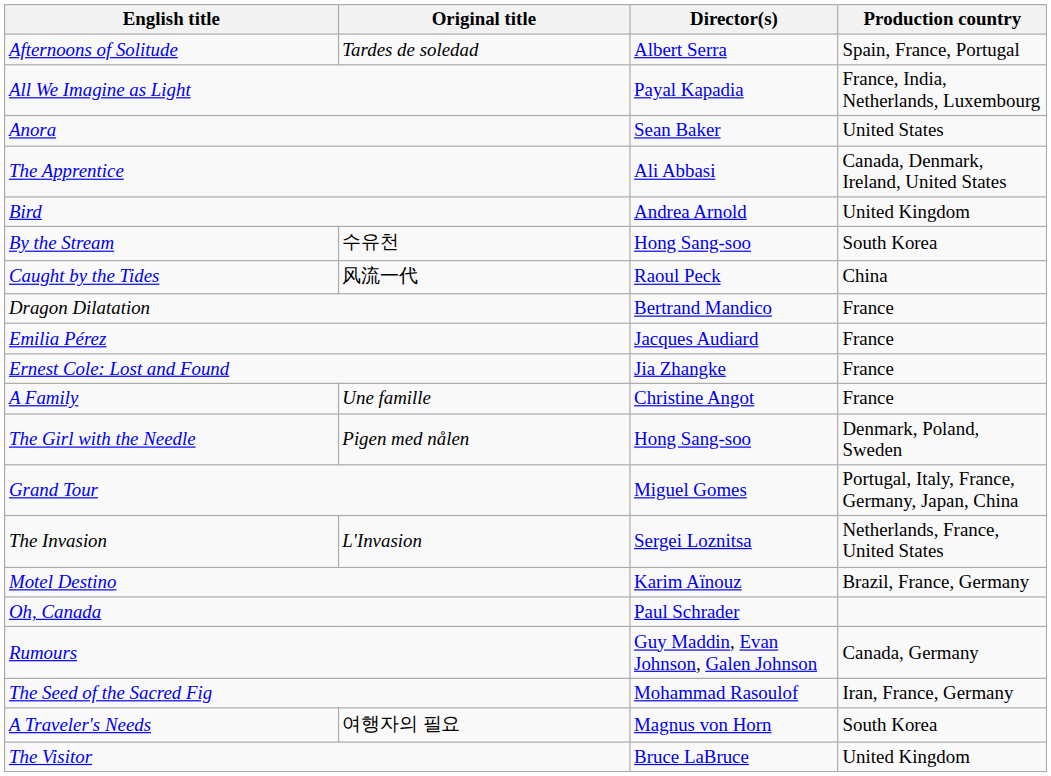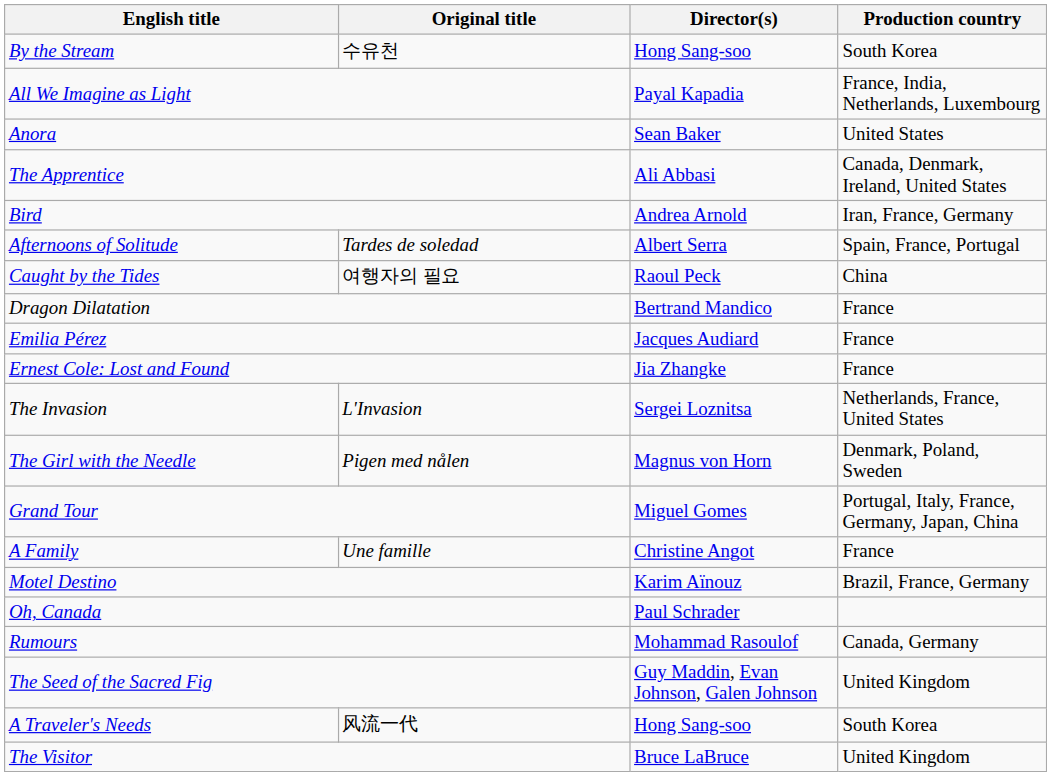rows swapped: (93, 49) <-> (62, 243)
(906, 211) United Kingdom -> (928, 215) Iran, France, Germany
(380, 276) 风流一代 -> (401, 276) 여행자의 필요
rows swapped: (44, 398) <-> (58, 541)
(693, 438) Hong Sang-soo -> (703, 460) Magnus von Horn
(726, 652) Guy Maddin, Evan Johnson, Galen Johnson -> (716, 641) Mohammad Rasoulof
(716, 692) Mohammad Rasoulof -> (726, 682) Guy Maddin, Evan Johnson, Galen Johnson
(928, 692) Iran, France, Germany -> (906, 682) United Kingdom
(401, 724) 여행자의 필요 -> (380, 724) 风流一代
(703, 724) Magnus von Horn -> (693, 724) Hong Sang-soo
